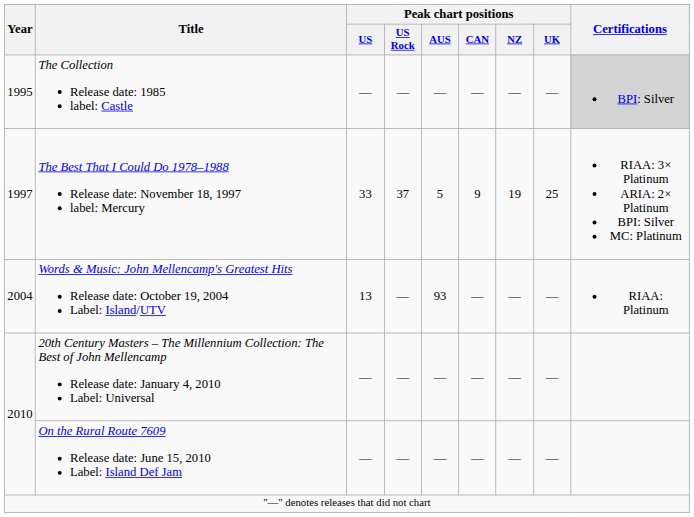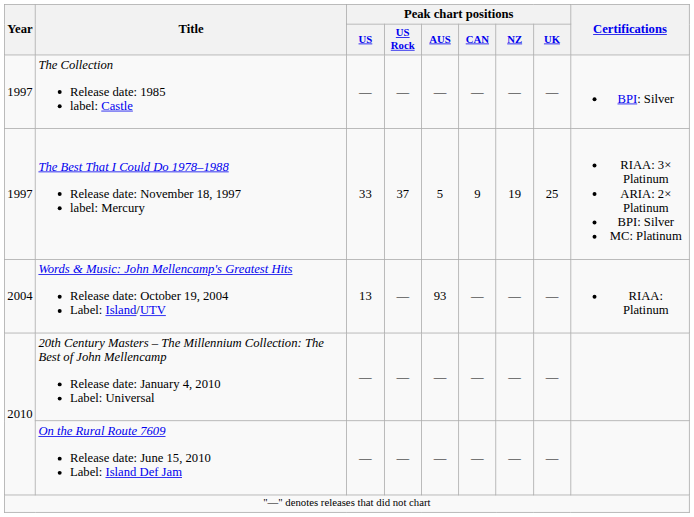(20, 91) 1995 -> (20, 91) 1997
(630, 99) lightgrey background -> (630, 99) no background
